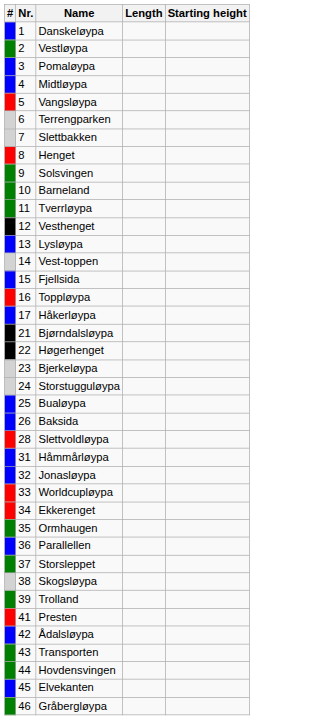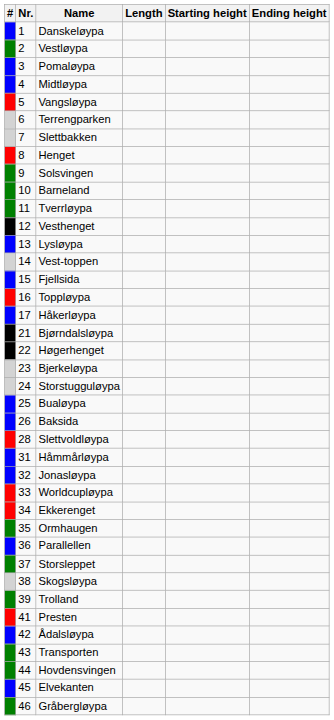+ column: (289, 13)
